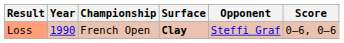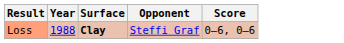- column: (118, 13)
(63, 30) 1990 -> (63, 30) 1988
